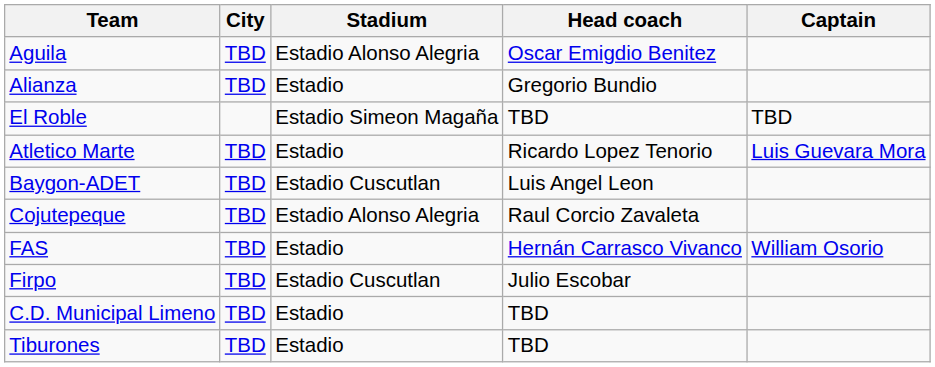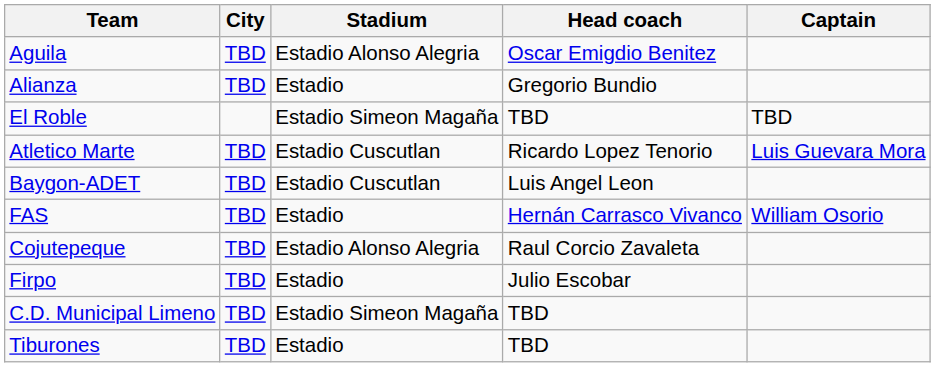(309, 150) Estadio -> (358, 150) Estadio Cuscutlan
rows swapped: (67, 215) <-> (29, 248)
(358, 280) Estadio Cuscutlan -> (309, 280) Estadio
(309, 313) Estadio -> (387, 313) Estadio Simeon Magaña
